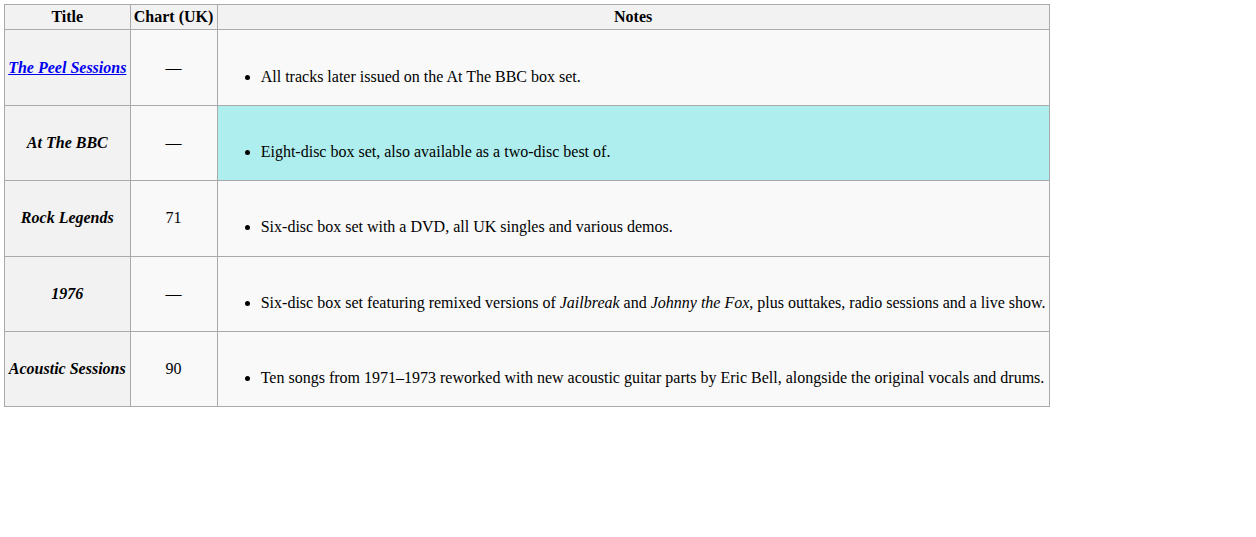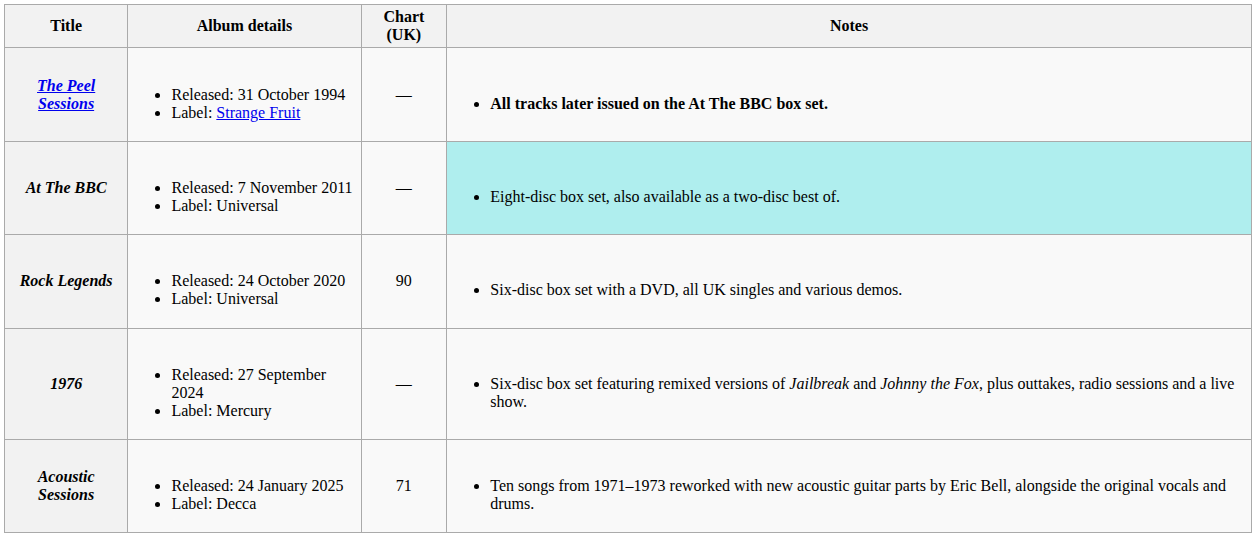+ column: (244, 26)
(633, 77) normal -> (849, 104) bold
(174, 218) 71 -> (404, 281) 90
(174, 369) 90 -> (404, 486) 71
